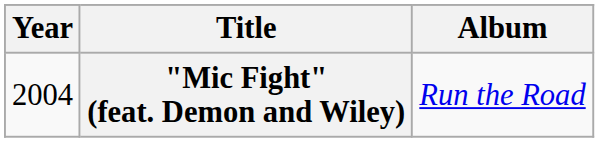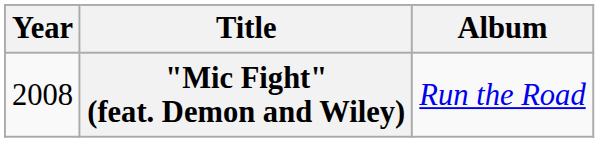(43, 94) 2004 -> (43, 94) 2008
